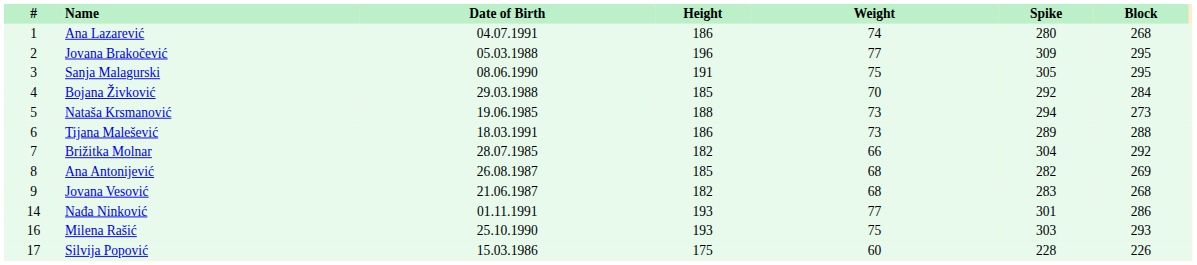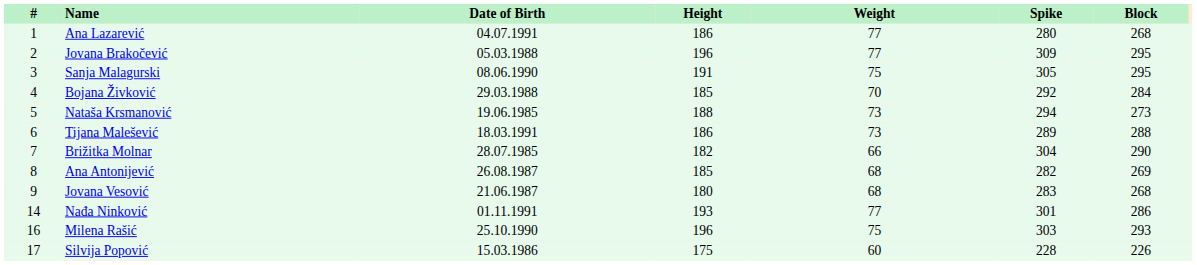(874, 33) 74 -> (874, 33) 77
(1141, 152) 292 -> (1141, 152) 290
(703, 191) 182 -> (703, 191) 180
(703, 231) 193 -> (703, 231) 196
